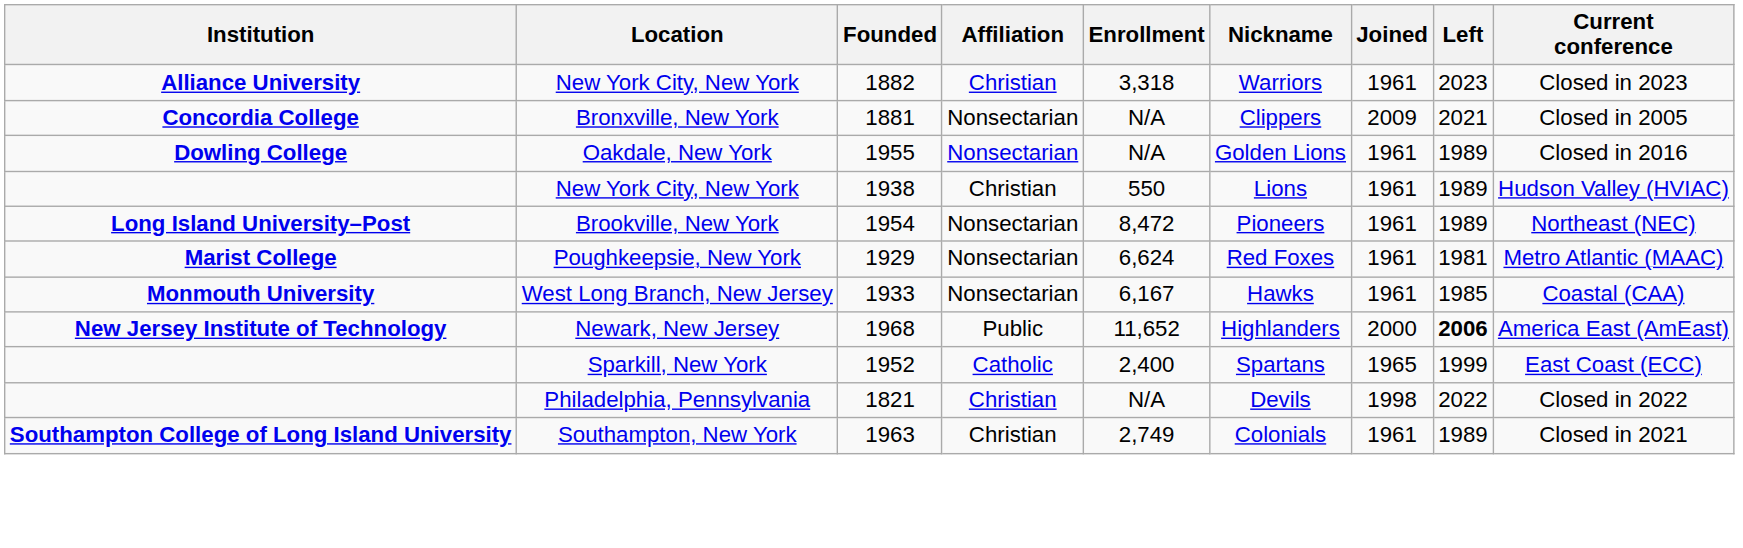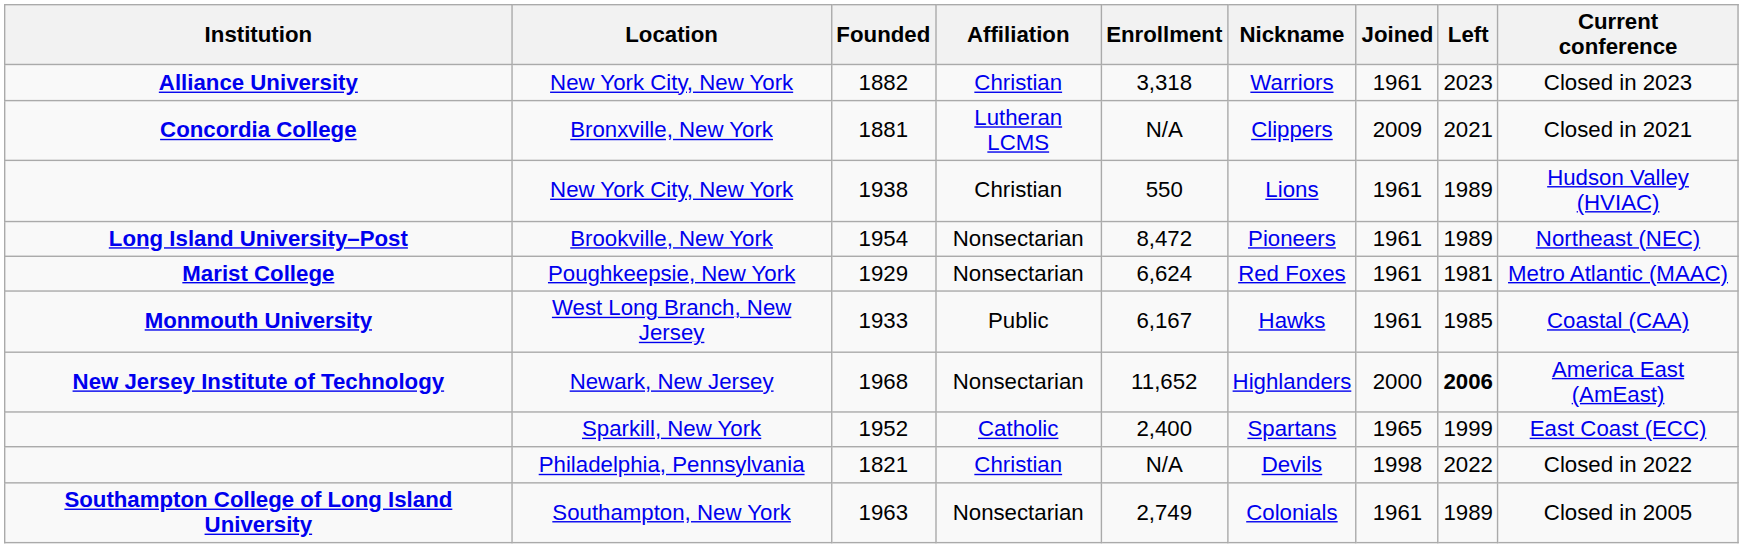(1013, 117) Nonsectarian -> (1018, 130) Lutheran LCMS
(1613, 117) Closed in 2005 -> (1618, 130) Closed in 2021
- row: (677, 152)
(1013, 294) Nonsectarian -> (1018, 321) Public
(1013, 329) Public -> (1018, 381) Nonsectarian
(1013, 435) Christian -> (1018, 512) Nonsectarian
(1613, 435) Closed in 2021 -> (1618, 512) Closed in 2005
